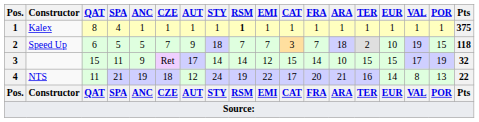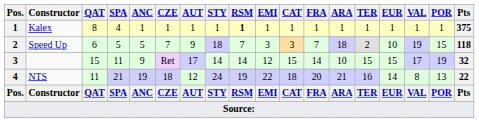(267, 44) 7 -> (267, 44) 3
(292, 76) 17 -> (292, 76) 18
